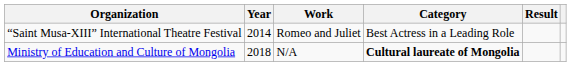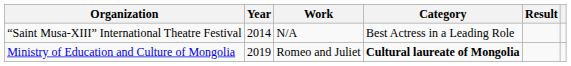(319, 33) Romeo and Juliet -> (287, 33) N/A
(259, 52) 2018 -> (259, 52) 2019
(287, 52) N/A -> (319, 52) Romeo and Juliet
